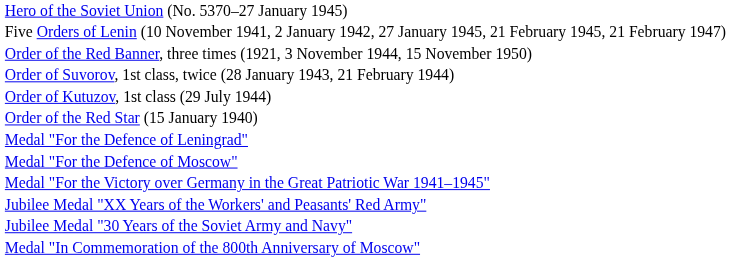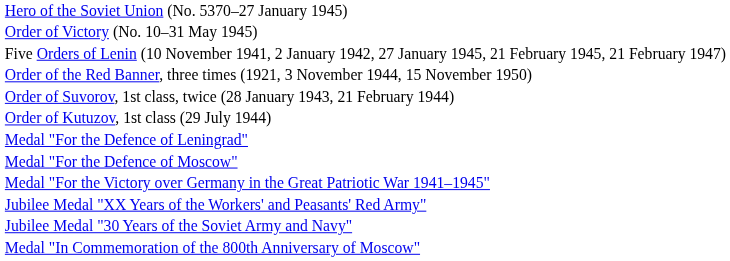+ row: (131, 32)
- row: (131, 118)
